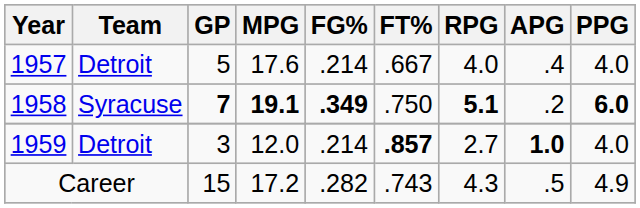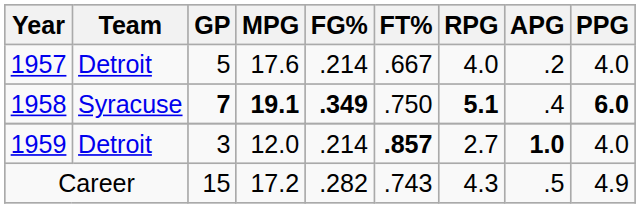(554, 65) .4 -> (554, 65) .2
(554, 104) .2 -> (554, 104) .4
